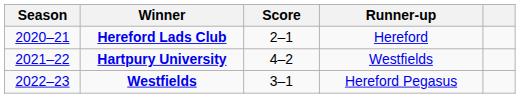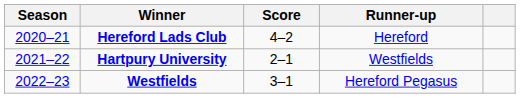(281, 37) 2–1 -> (281, 37) 4–2
(281, 59) 4–2 -> (281, 59) 2–1
